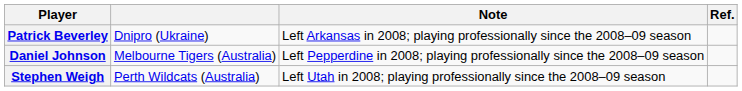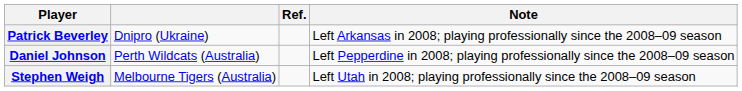columns swapped: (493, 15) <-> (722, 15)
(195, 56) Melbourne Tigers (Australia) -> (187, 56) Perth Wildcats (Australia)
(187, 76) Perth Wildcats (Australia) -> (195, 76) Melbourne Tigers (Australia)
